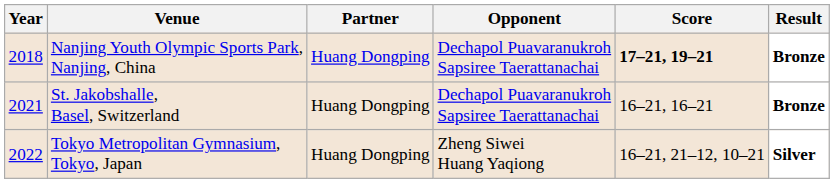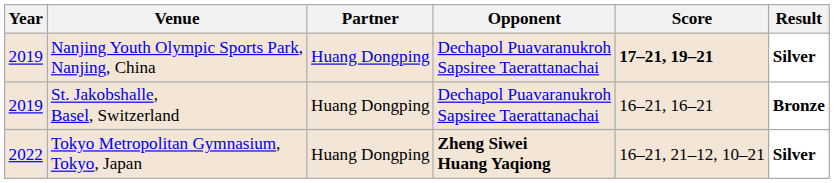(26, 57) 2018 -> (26, 57) 2019
(799, 57) Bronze -> (794, 57) Silver
(26, 105) 2021 -> (26, 105) 2019
(491, 154) normal -> (494, 154) bold
